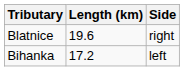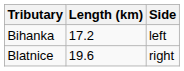rows swapped: (30, 35) <-> (31, 55)
